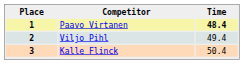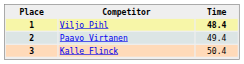(94, 25) Paavo Virtanen -> (84, 25) Viljo Pihl
(84, 38) Viljo Pihl -> (94, 38) Paavo Virtanen
